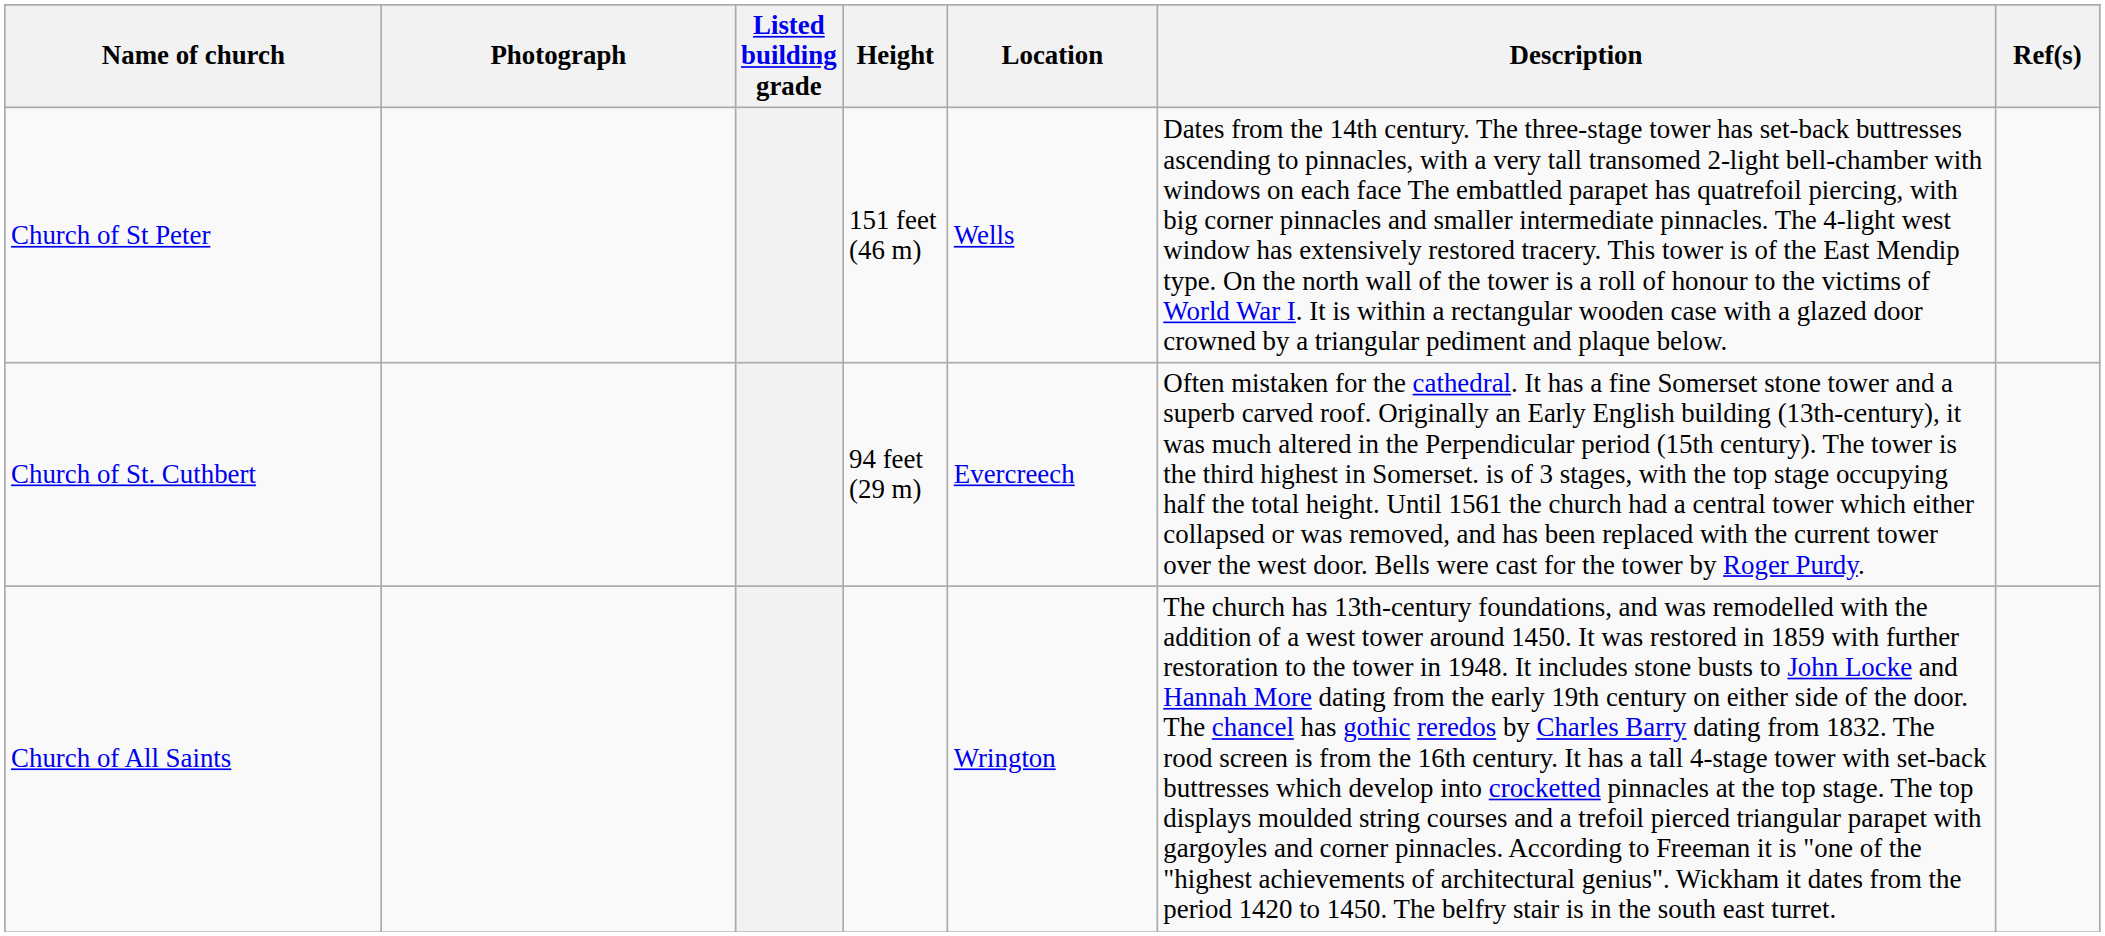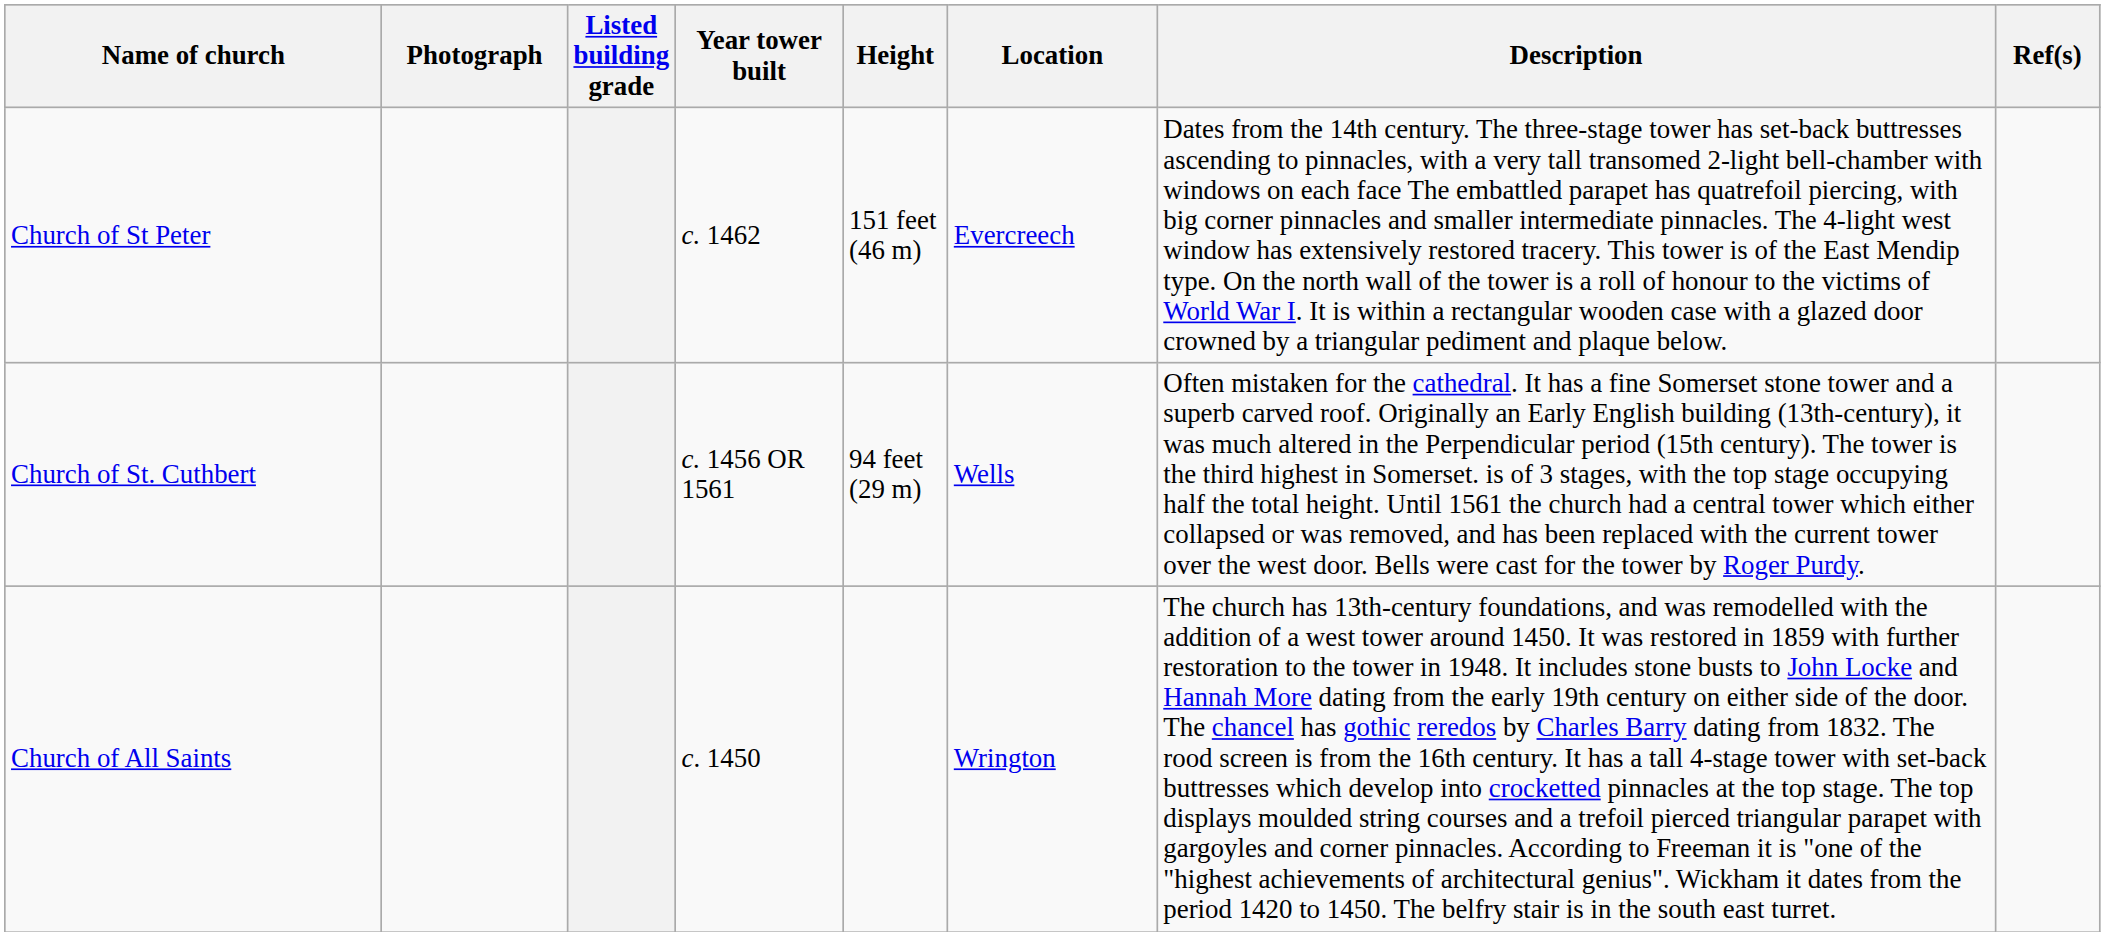+ column: (759, 56)
(984, 234) Wells -> (1014, 234) Evercreech
(1014, 473) Evercreech -> (984, 473) Wells
